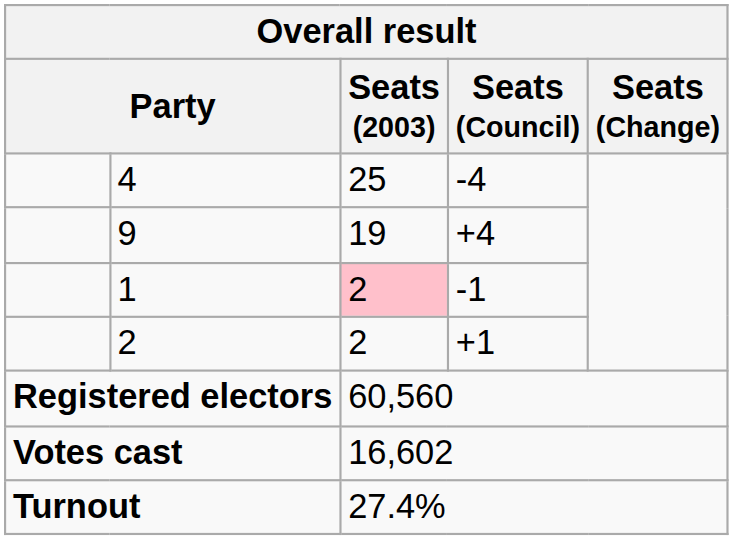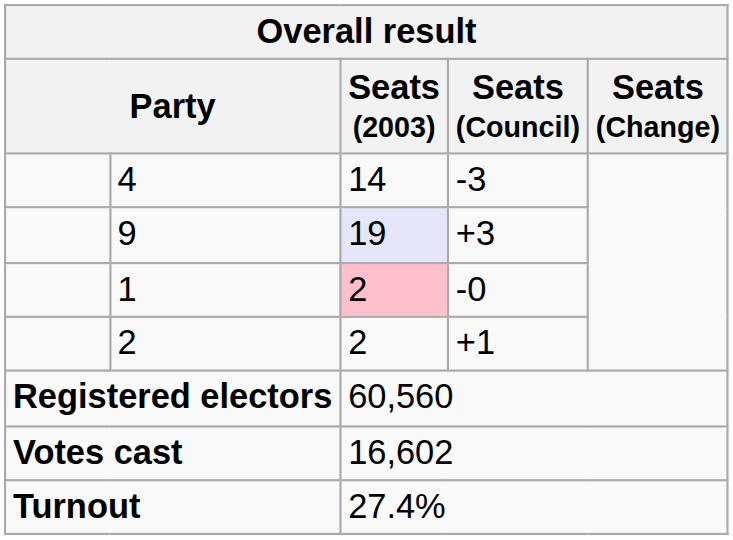(367, 179) 25 -> (367, 179) 14
(471, 179) -4 -> (471, 179) -3
(367, 234) no background -> (367, 234) lavender background
(475, 234) +4 -> (475, 234) +3
(471, 288) -1 -> (471, 288) -0
